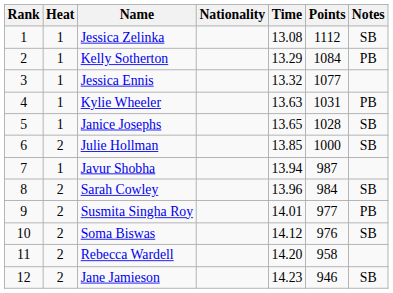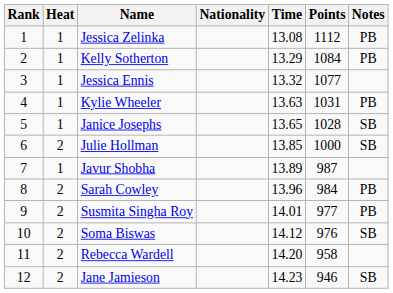(368, 37) SB -> (368, 37) PB
(287, 168) 13.94 -> (287, 168) 13.89
(368, 189) SB -> (368, 189) PB
